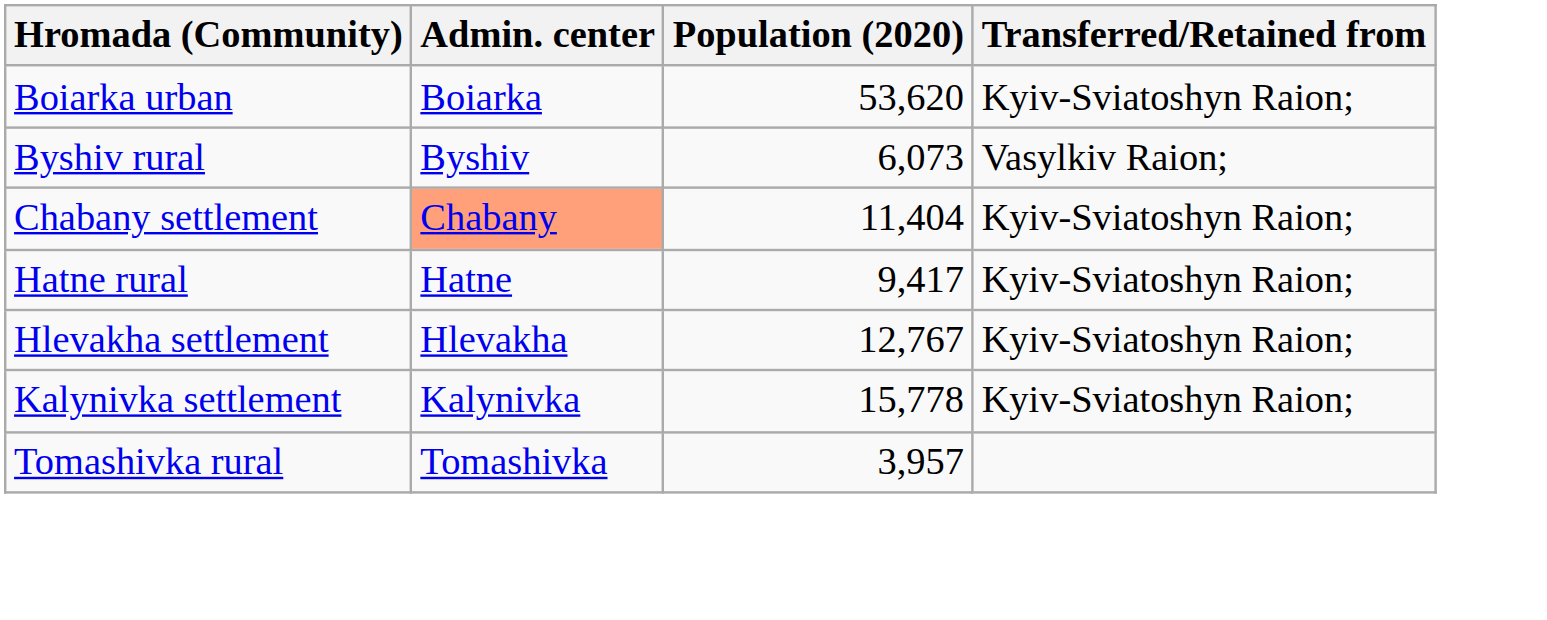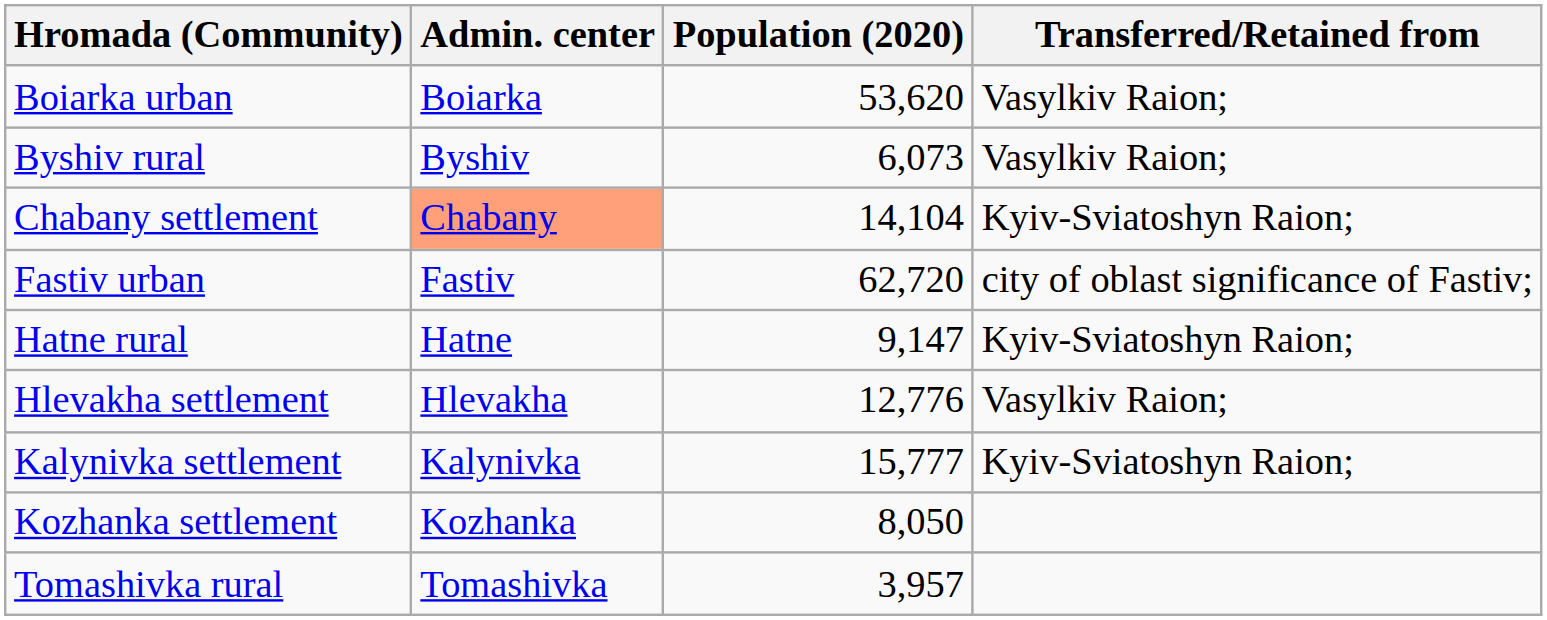(1168, 95) Kyiv-Sviatoshyn Raion; -> (1105, 95) Vasylkiv Raion;
(912, 217) 11,404 -> (911, 217) 14,104
+ row: (110, 278)
(921, 278) 9,417 -> (921, 339) 9,147
(911, 339) 12,767 -> (911, 400) 12,776
(1168, 339) Kyiv-Sviatoshyn Raion; -> (1105, 400) Vasylkiv Raion;
(911, 400) 15,778 -> (911, 461) 15,777
+ row: (176, 522)
